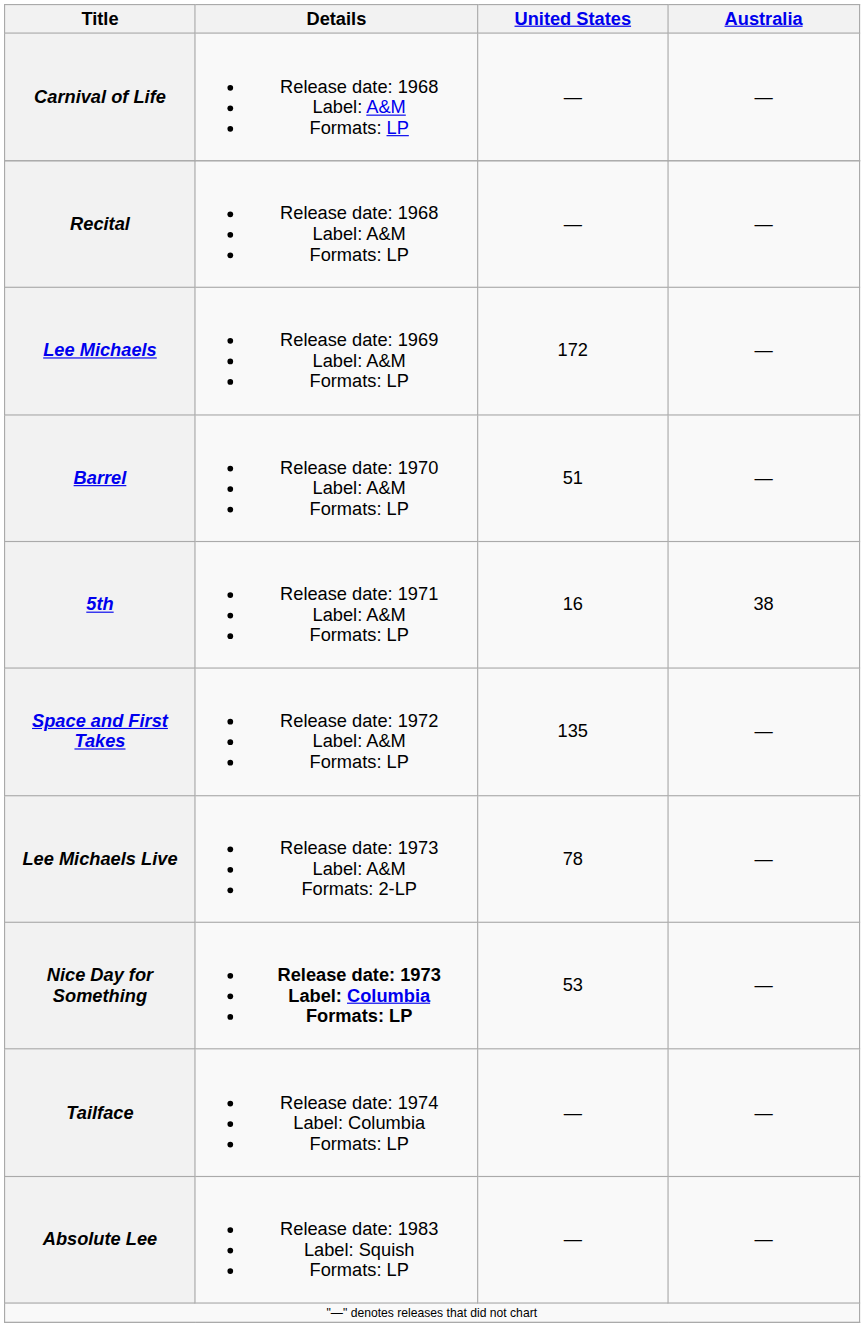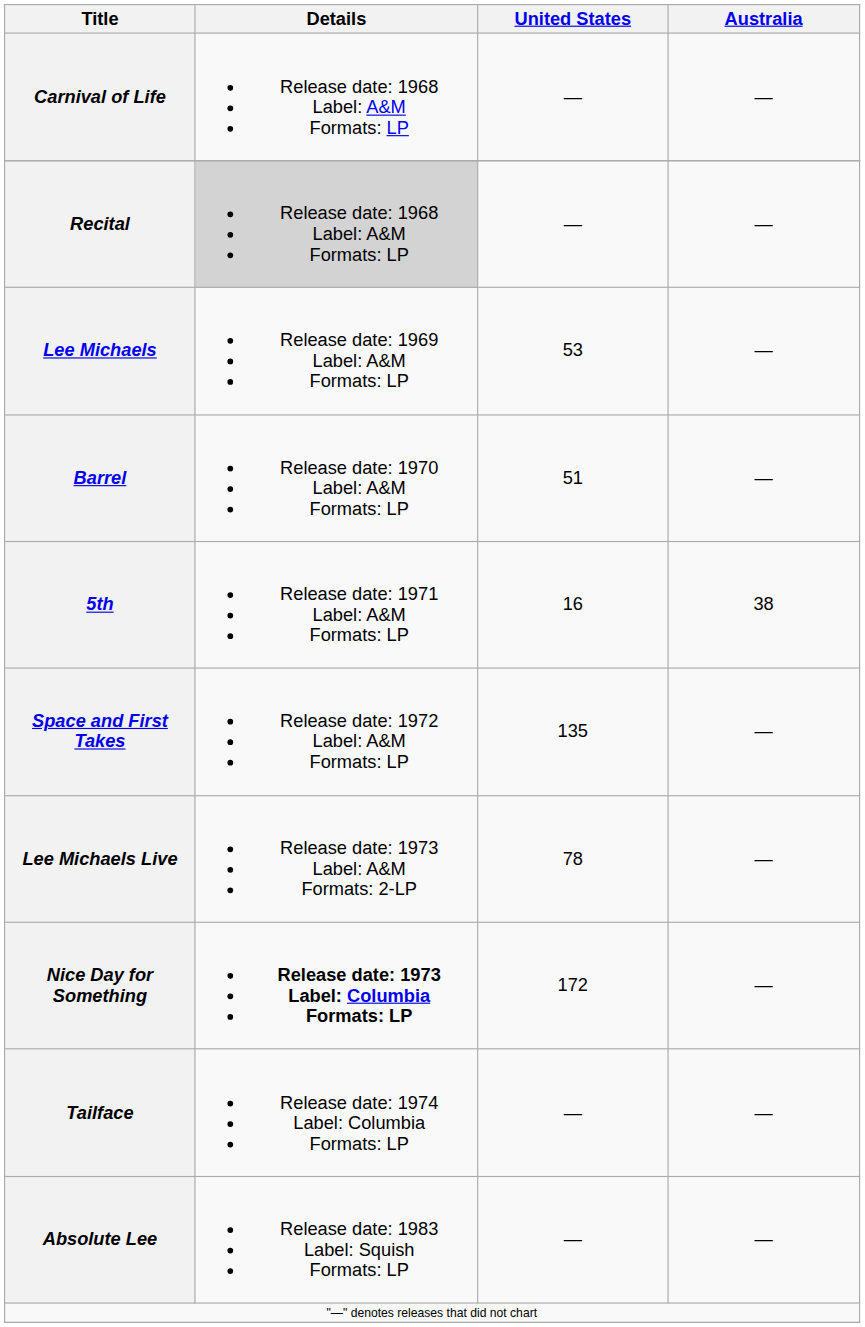(336, 234) no background -> (336, 234) lightgrey background
(573, 350) 172 -> (573, 350) 53
(573, 985) 53 -> (573, 985) 172
